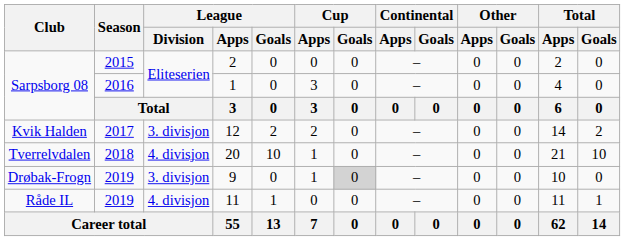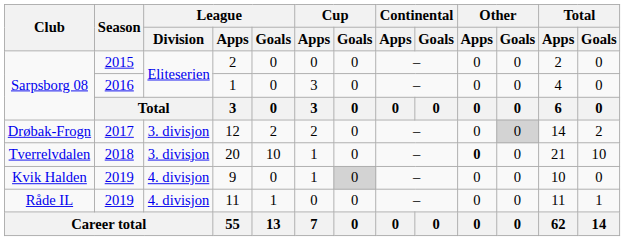(49, 131) Kvik Halden -> (49, 131) Drøbak-Frogn
(517, 131) no background -> (517, 131) lightgrey background
(179, 154) 4. divisjon -> (179, 154) 3. divisjon
(477, 154) normal -> (477, 154) bold
(49, 177) Drøbak-Frogn -> (49, 177) Kvik Halden
(179, 177) 3. divisjon -> (179, 177) 4. divisjon
